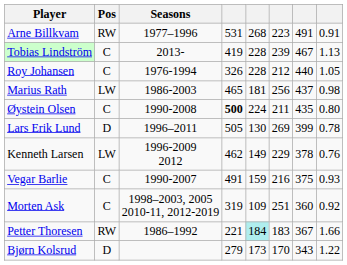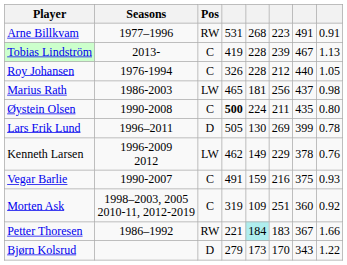columns swapped: (170, 14) <-> (107, 14)
